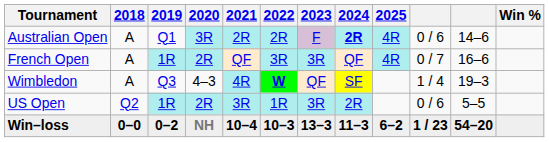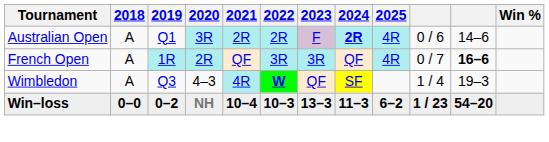(474, 59) normal -> (474, 59) bold
- row: (36, 103)
